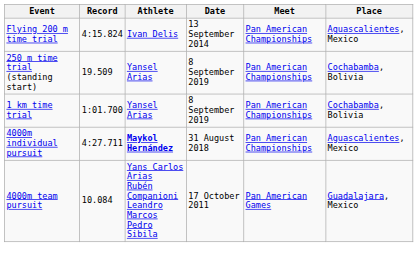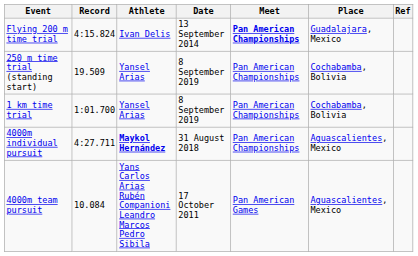+ column: (403, 12)
(279, 35) normal -> (266, 35) bold
(366, 35) Aguascalientes, Mexico -> (341, 35) Guadalajara, Mexico
(358, 201) Guadalajara, Mexico -> (349, 206) Aguascalientes, Mexico
